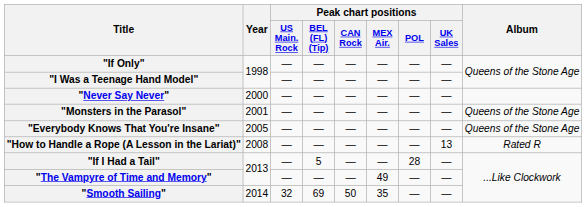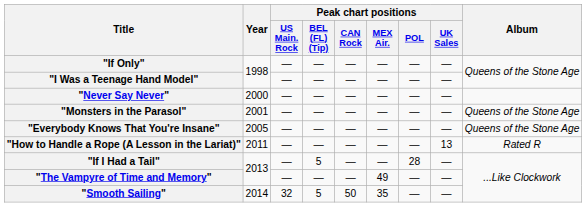(257, 145) 2008 -> (257, 145) 2011
(319, 193) 69 -> (319, 193) 5
